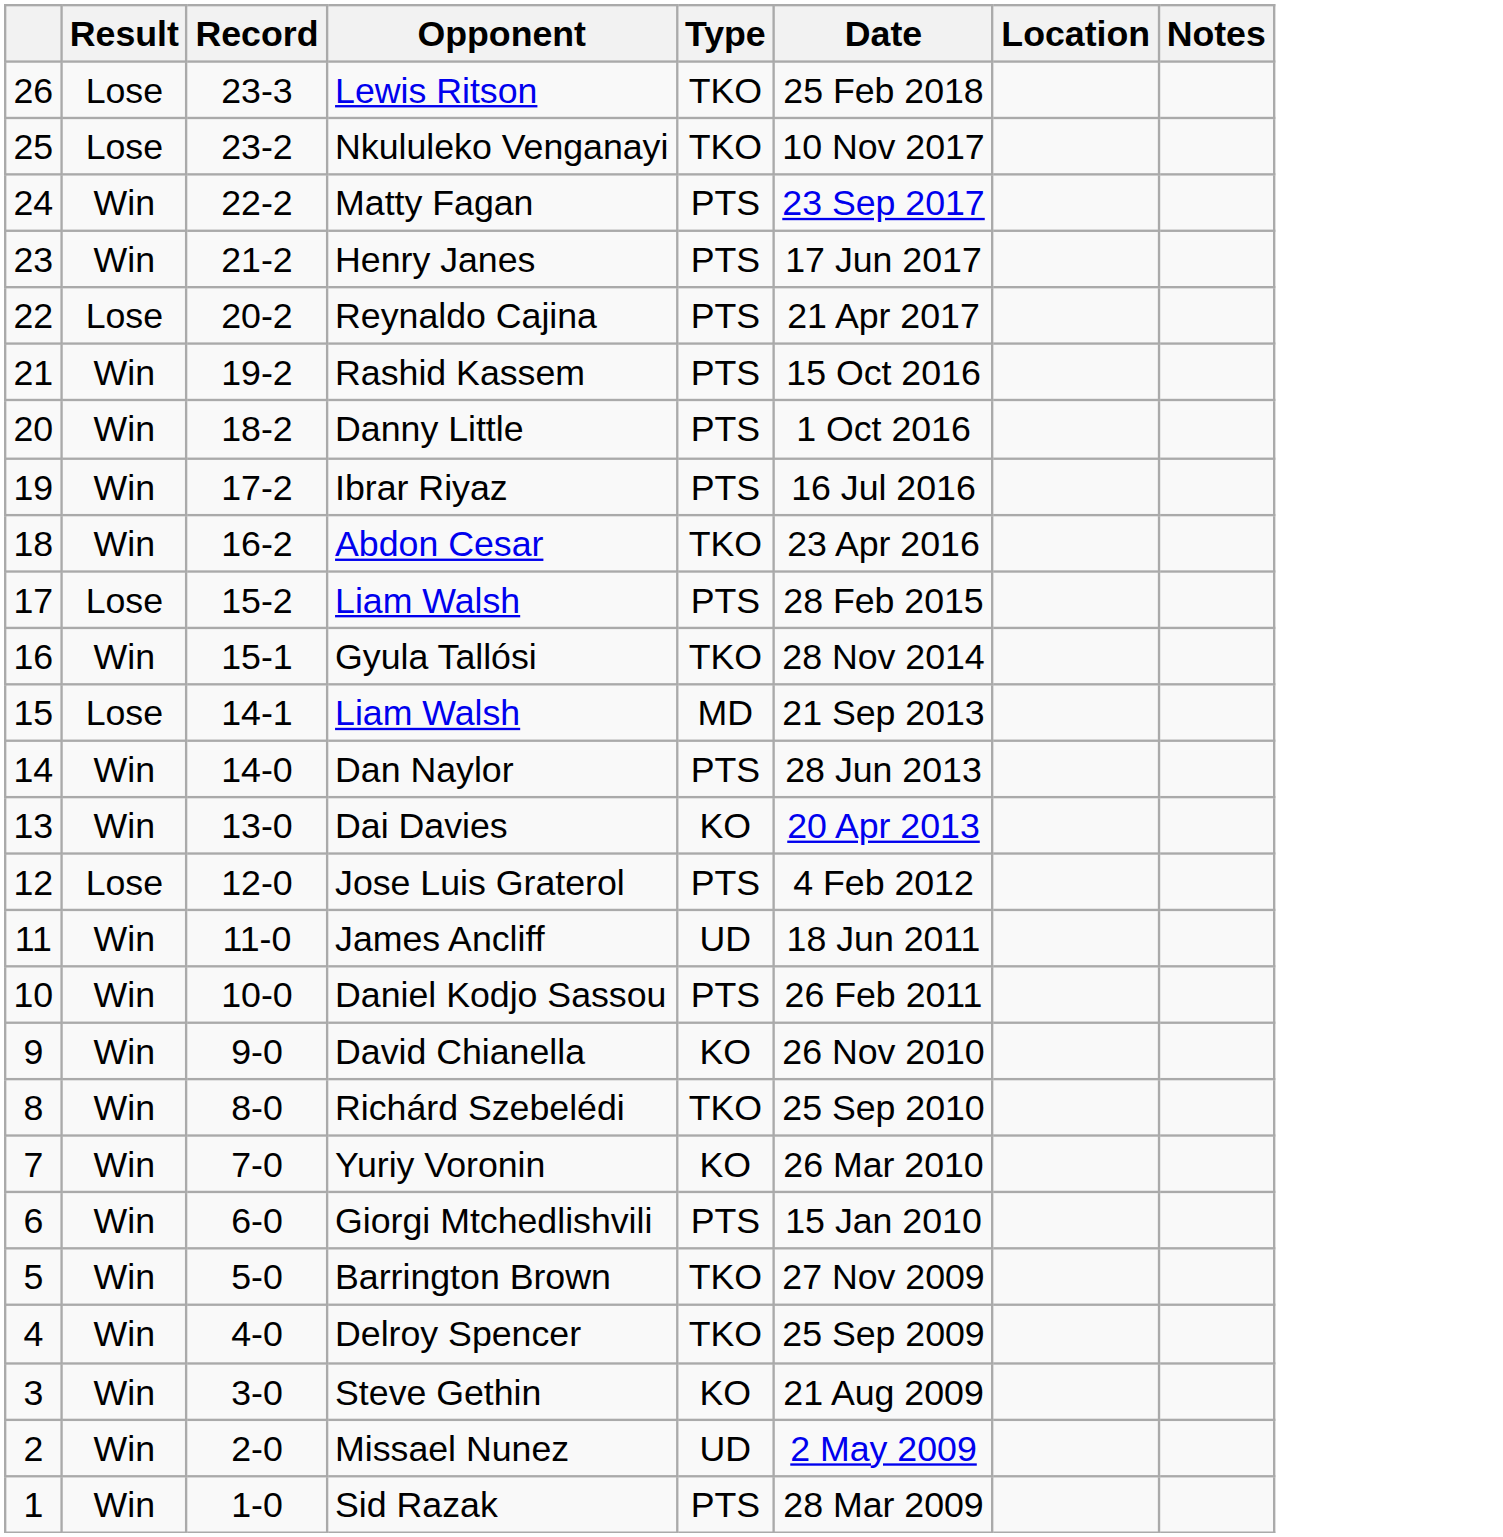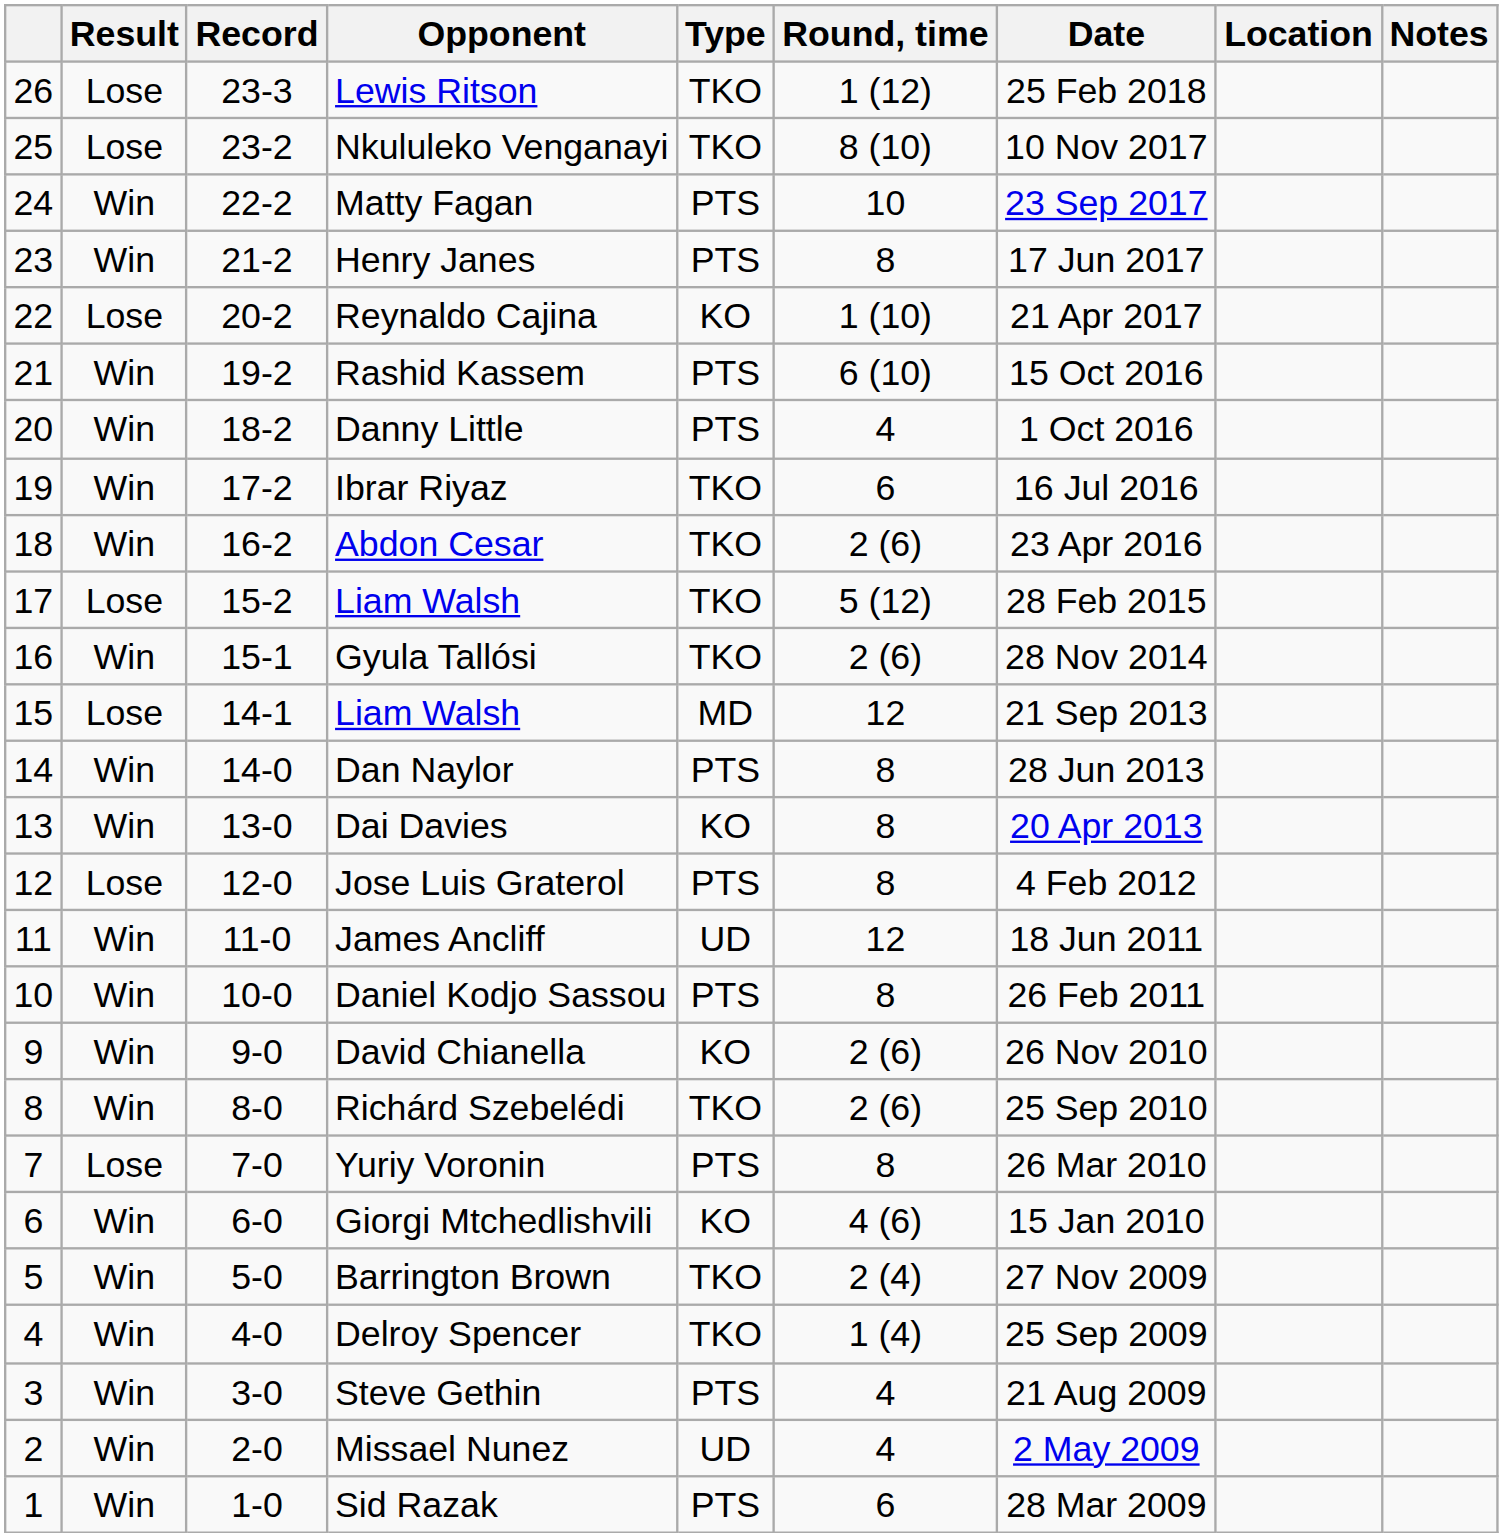+ column: (885, 34)
(725, 316) PTS -> (725, 316) KO
(725, 486) PTS -> (725, 486) TKO
(725, 599) PTS -> (725, 599) TKO
(124, 1165) Win -> (124, 1165) Lose
(725, 1165) KO -> (725, 1165) PTS
(725, 1221) PTS -> (725, 1221) KO
(725, 1391) KO -> (725, 1391) PTS
